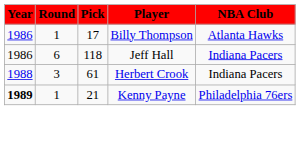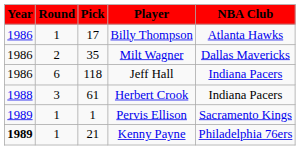+ row: (152, 54)
+ row: (152, 114)
